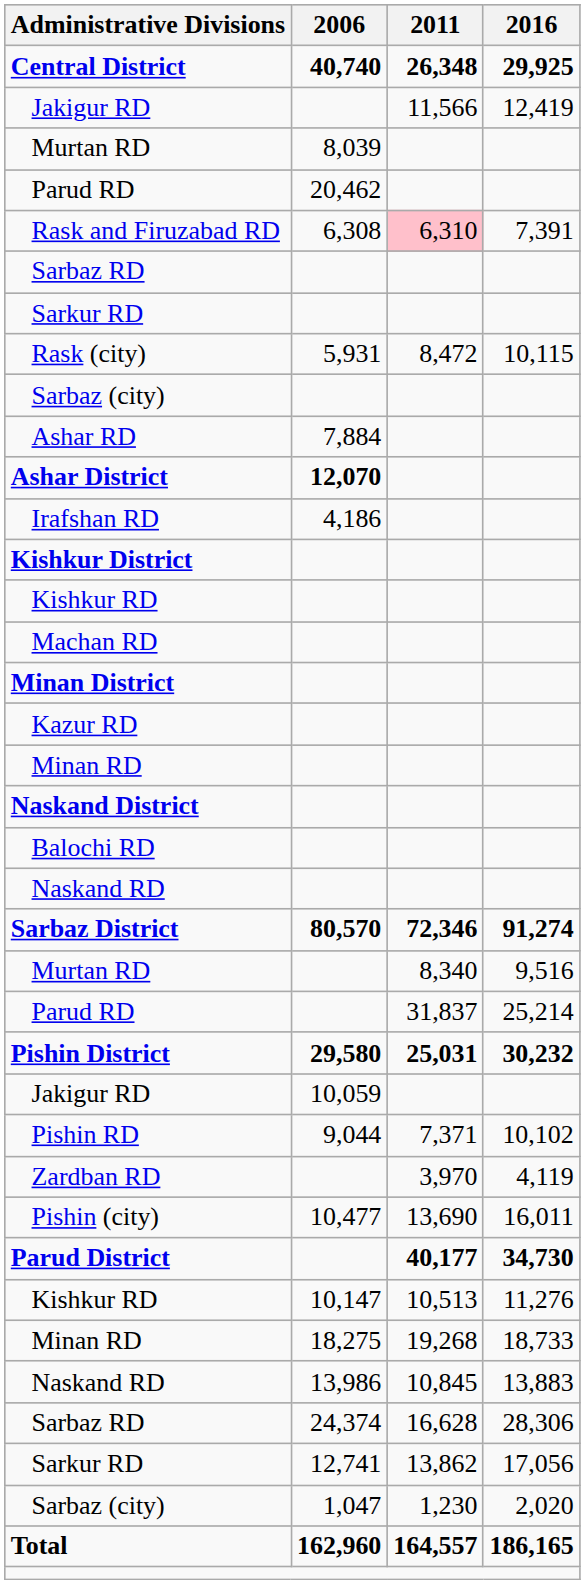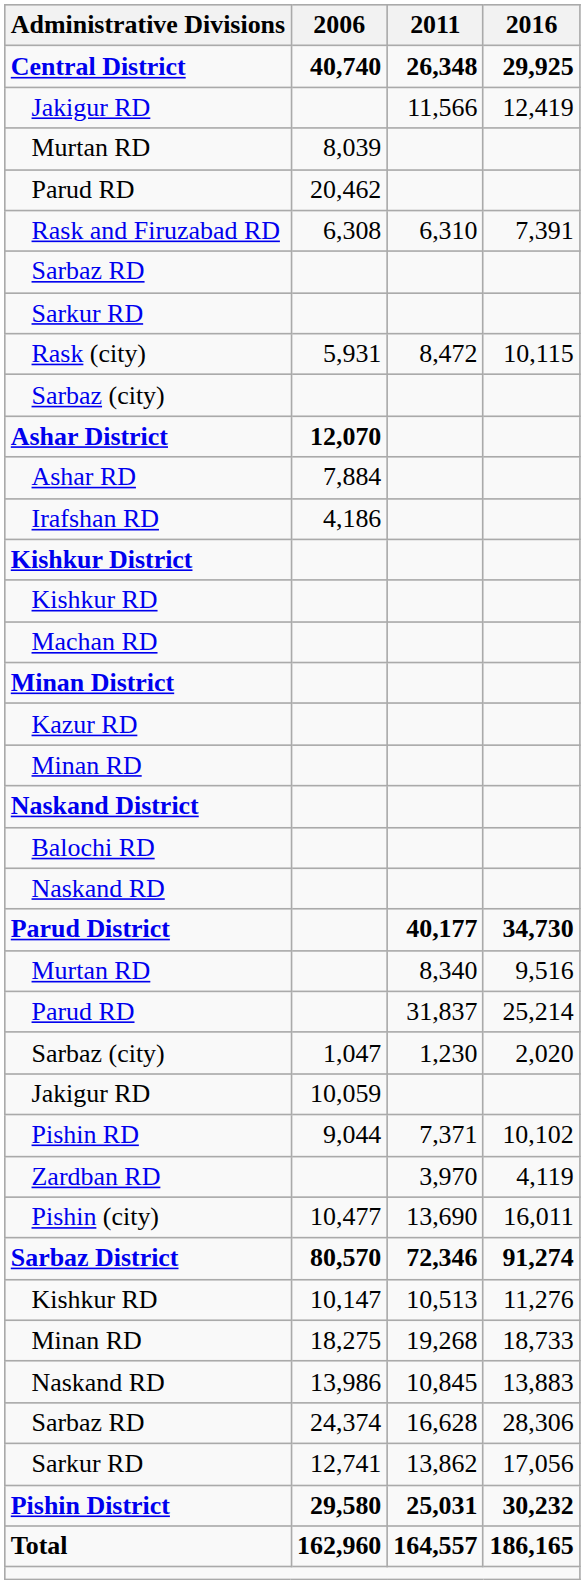(448, 230) pink background -> (448, 230) no background
rows swapped: (89, 477) <-> (84, 436)
rows swapped: (90, 1258) <-> (95, 929)
rows swapped: (90, 1052) <-> (98, 1504)
